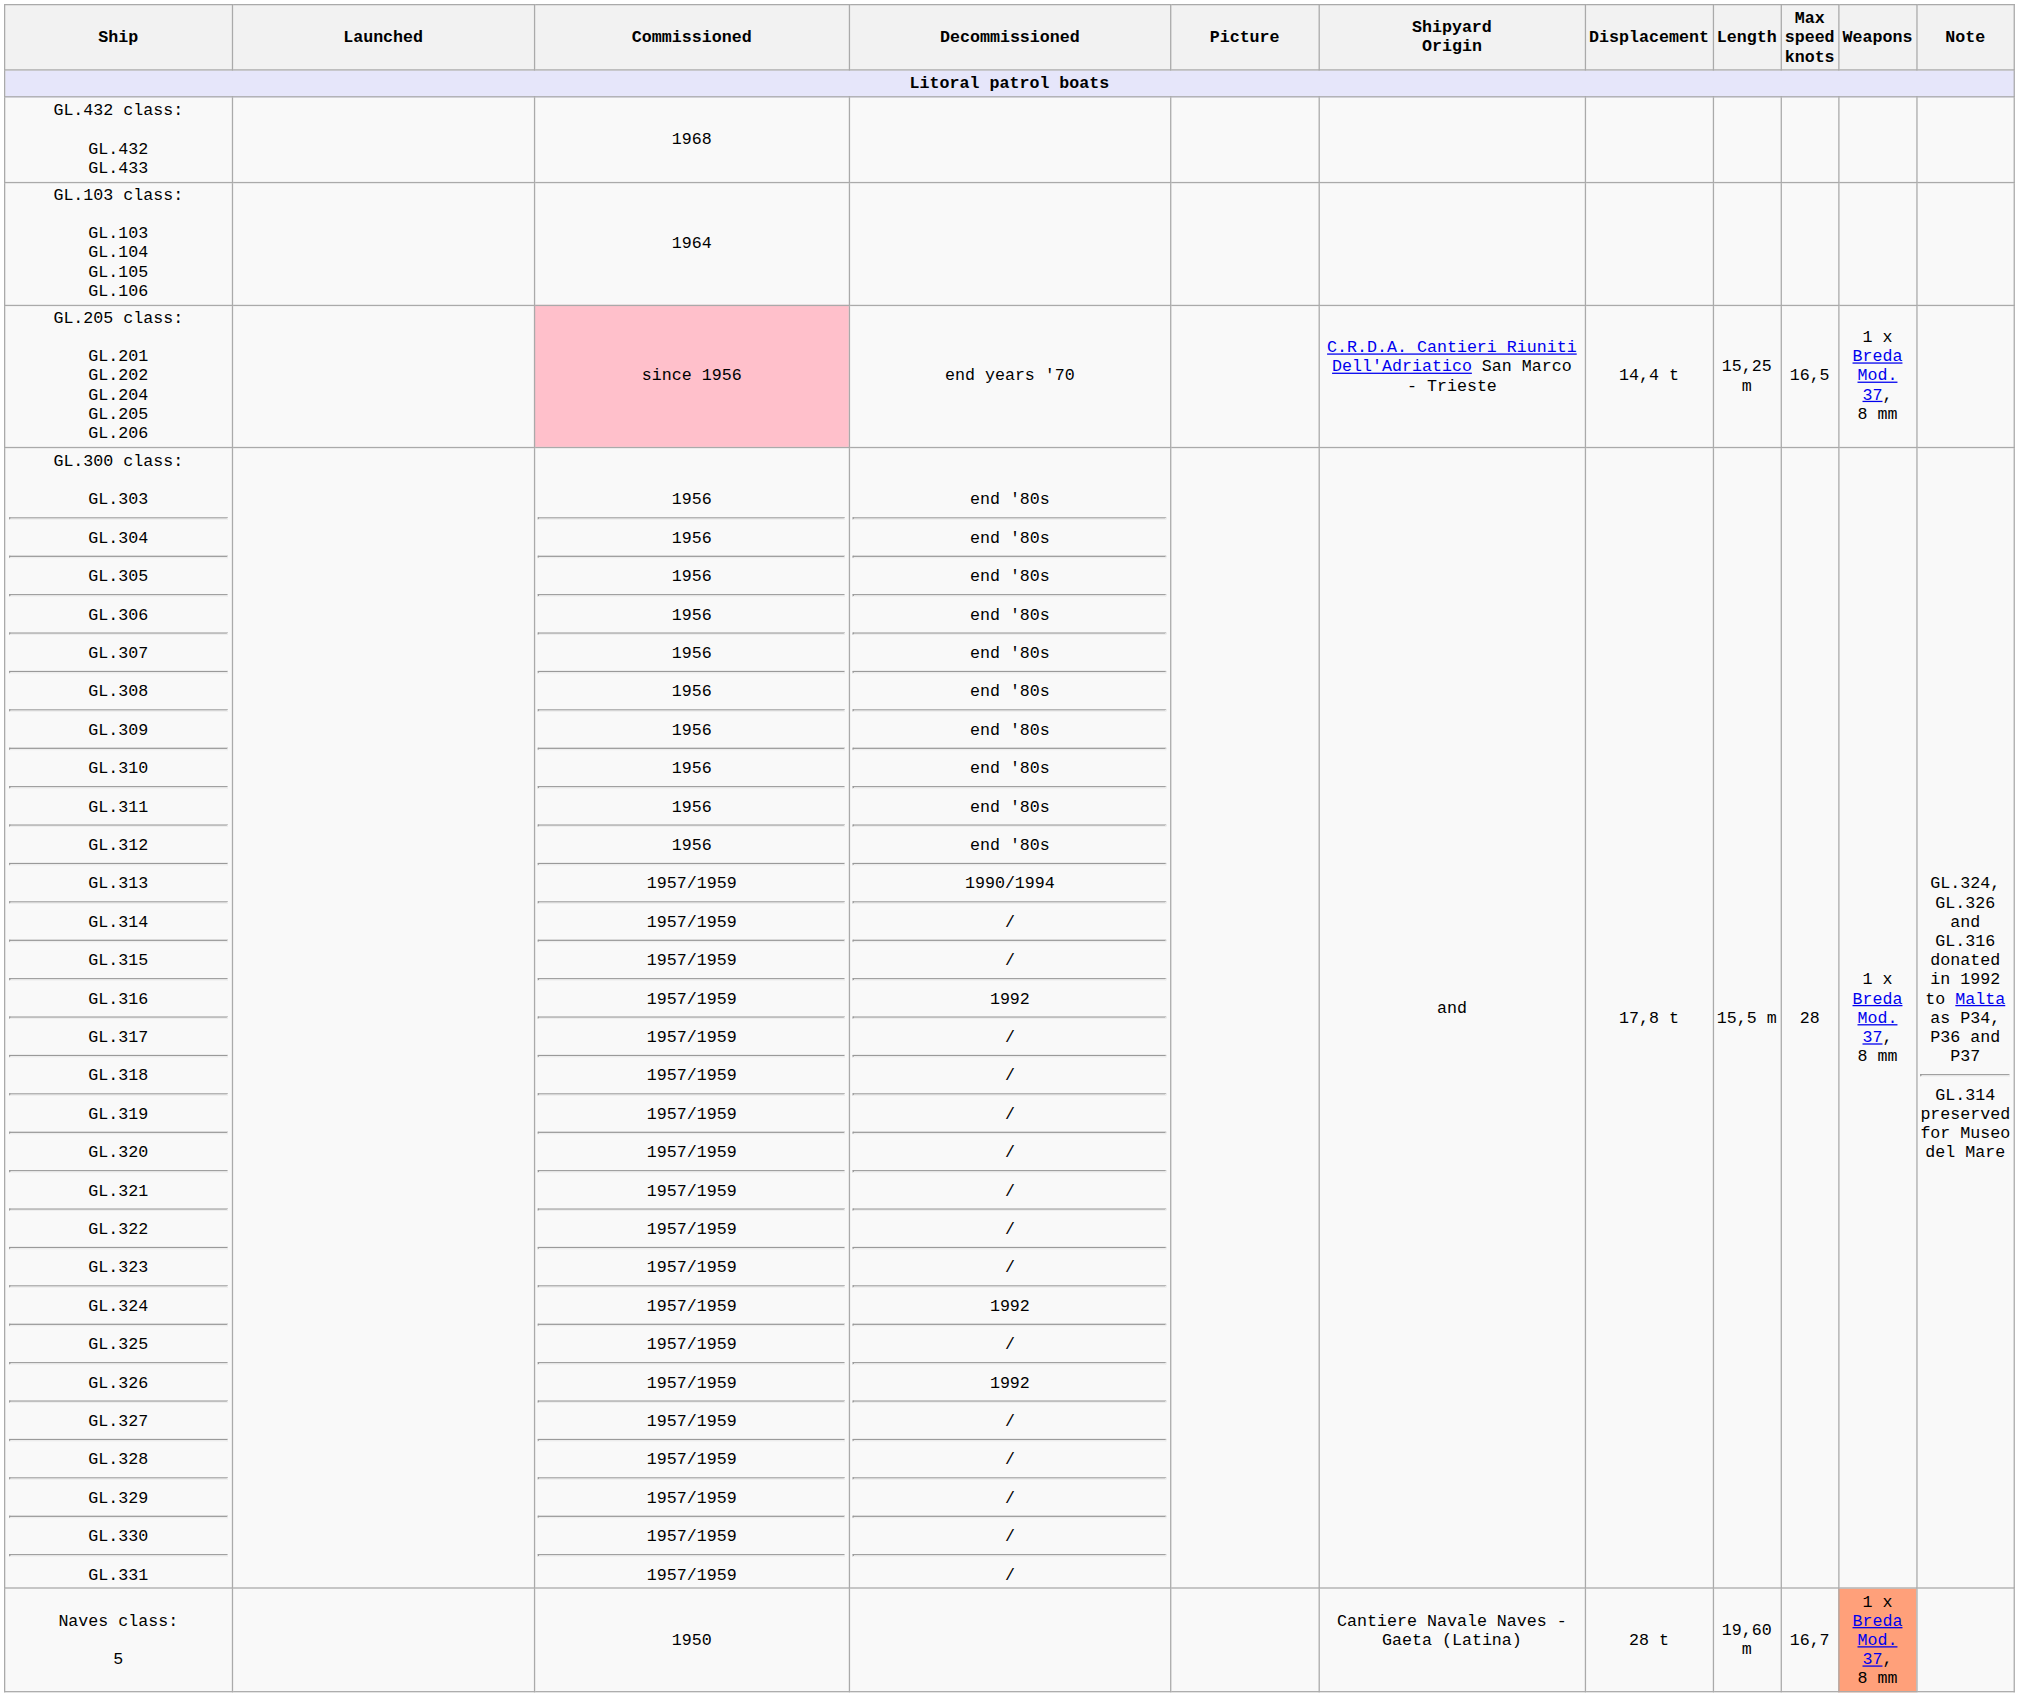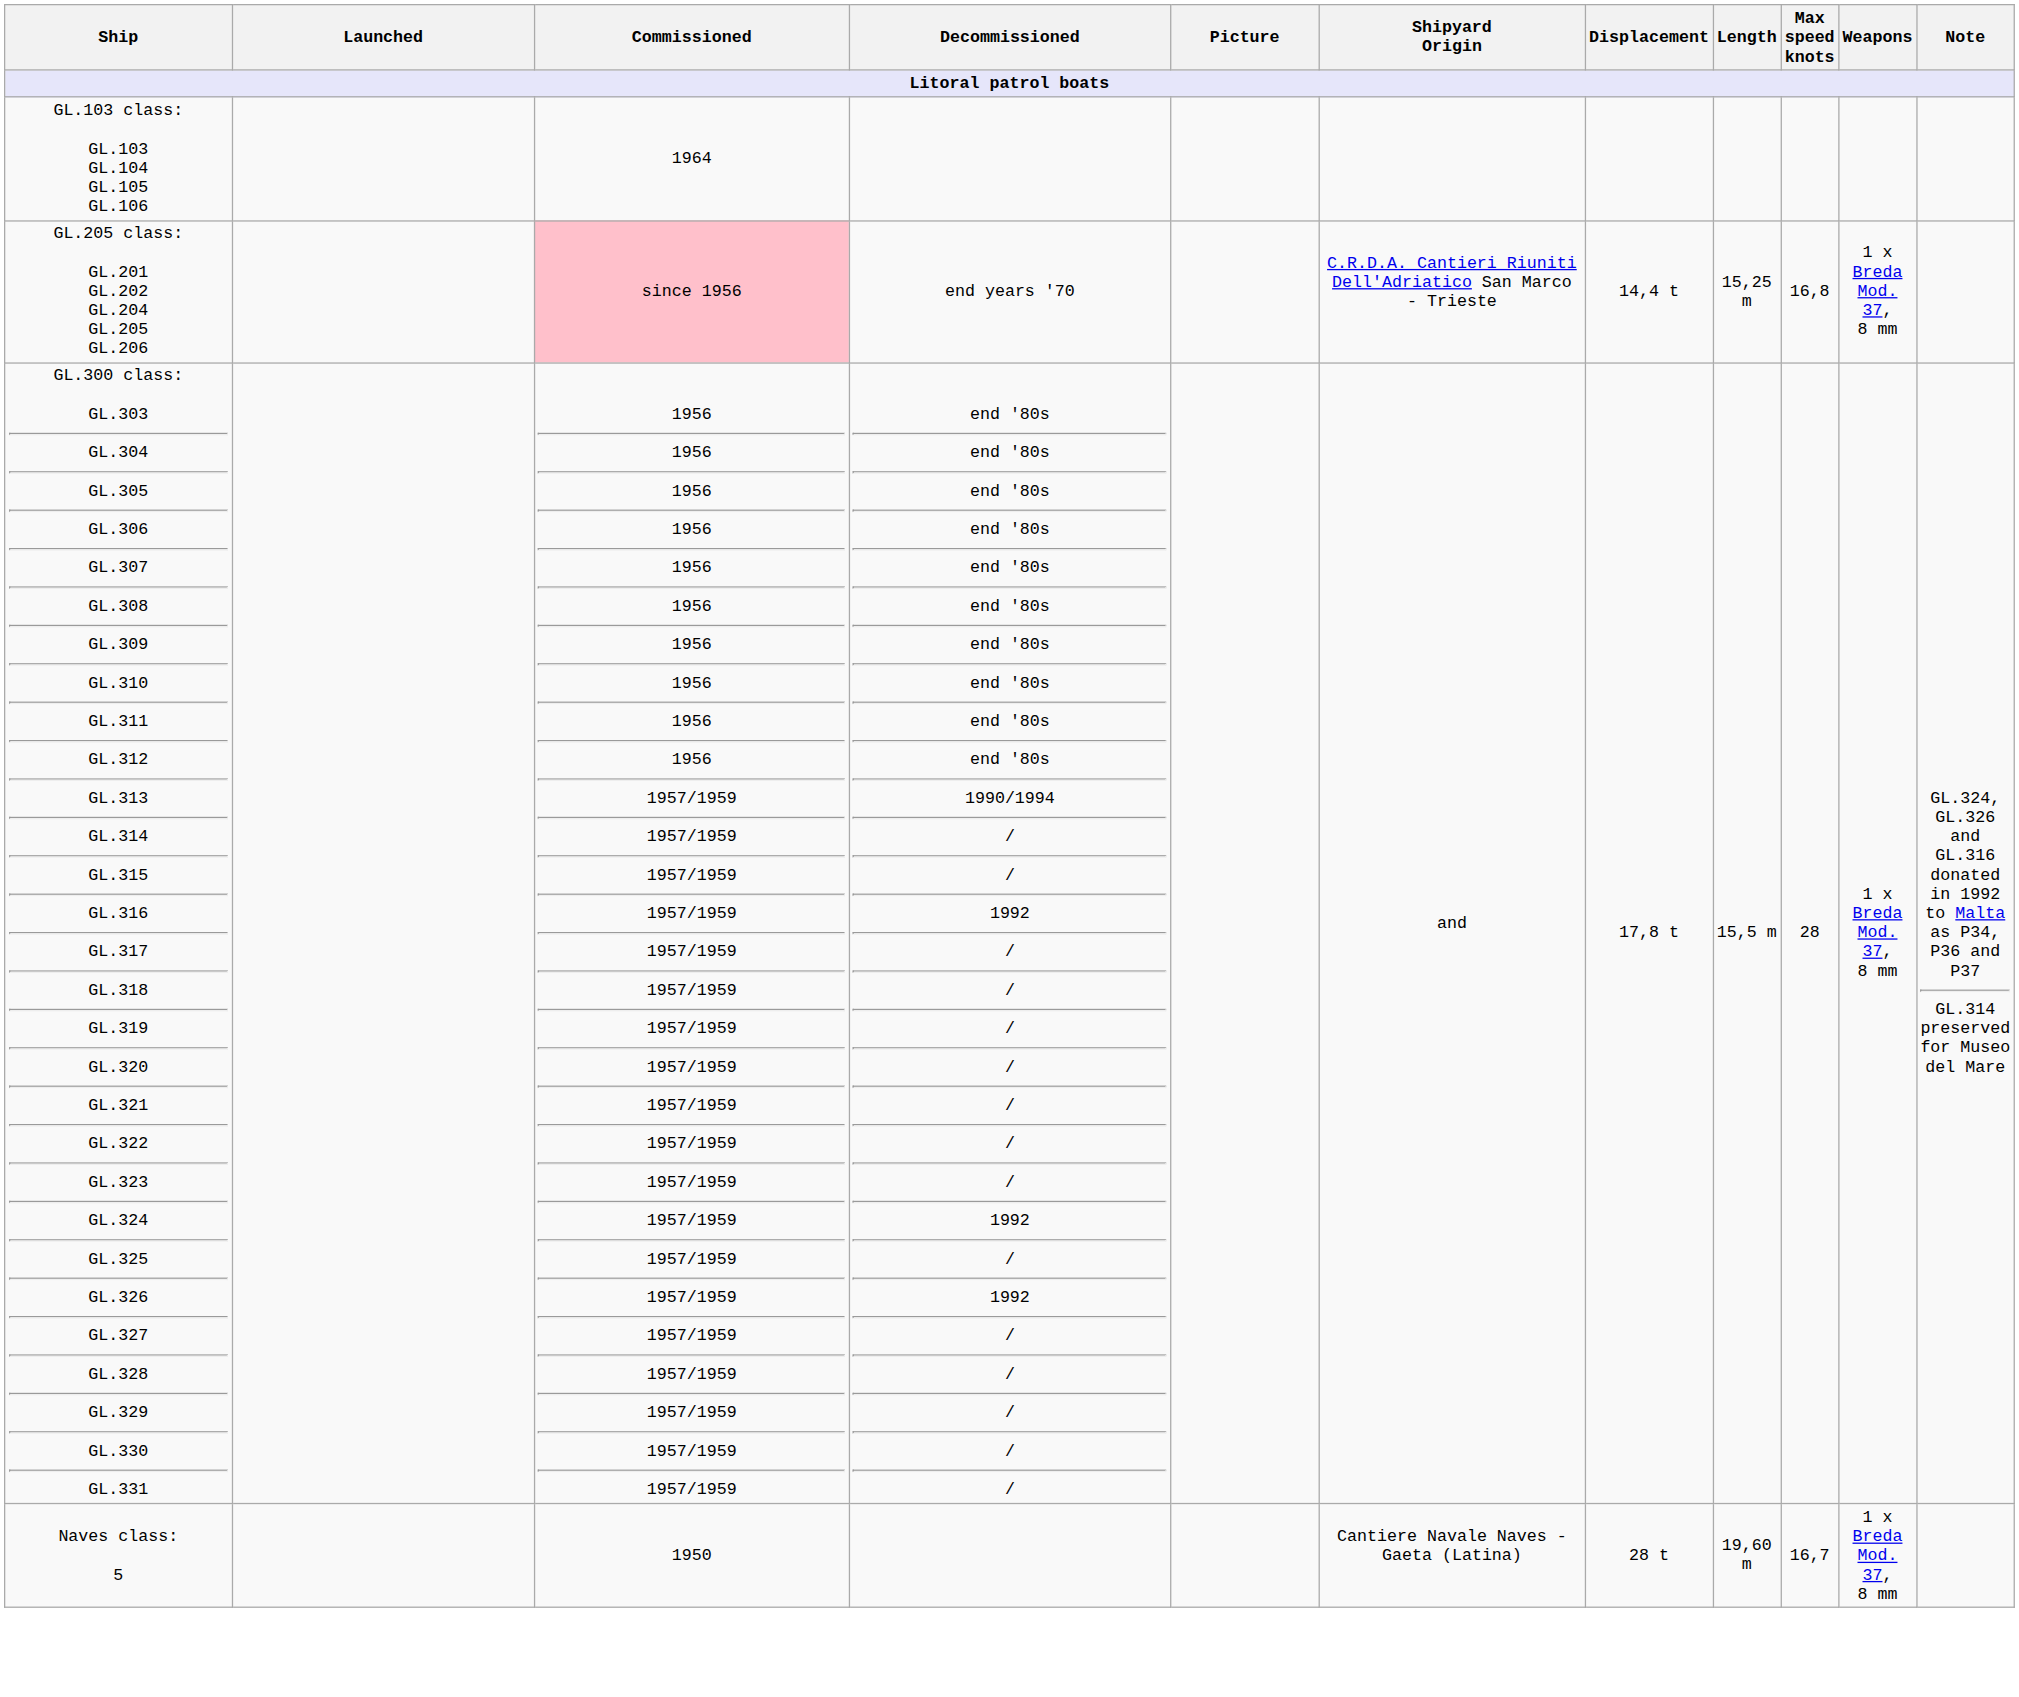- row: (118, 140)
(1810, 376) 16,5 -> (1810, 292) 16,8
(1877, 1640) lightsalmon background -> (1877, 1555) no background
